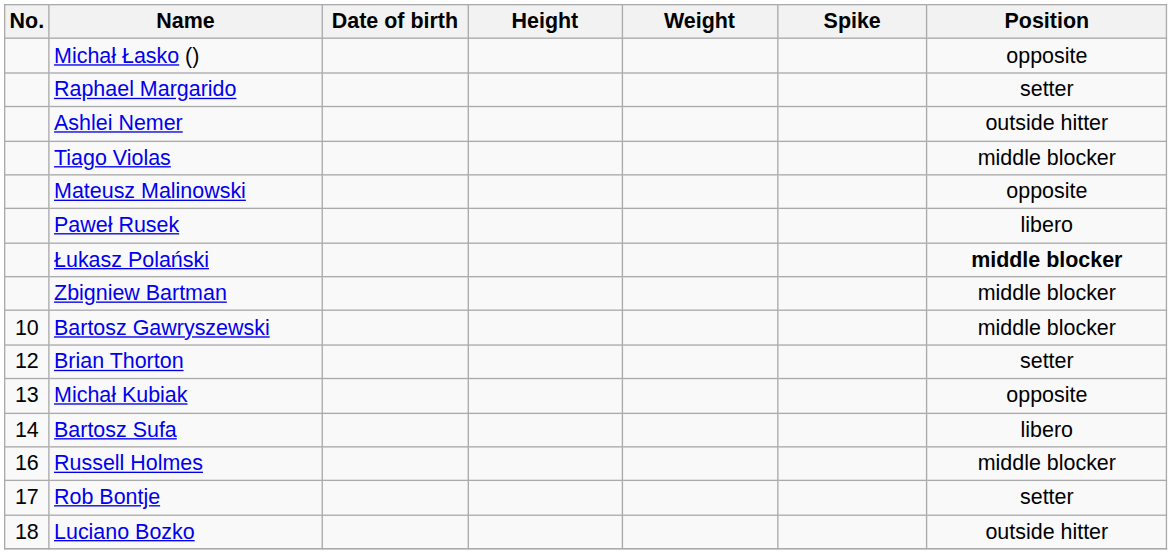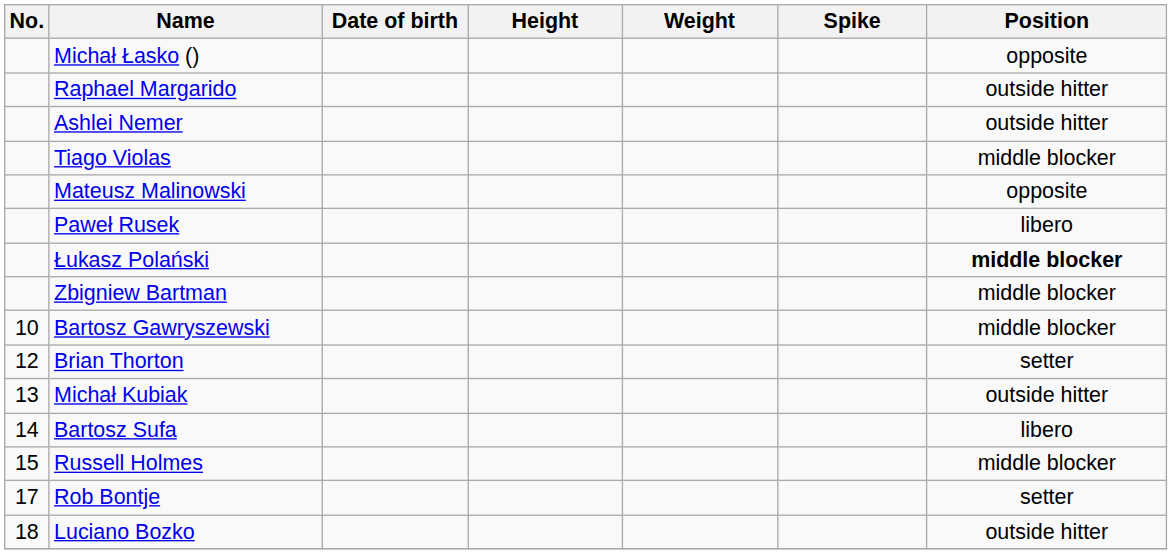(1047, 89) setter -> (1047, 89) outside hitter
(1047, 395) opposite -> (1047, 395) outside hitter
(27, 463) 16 -> (27, 463) 15
